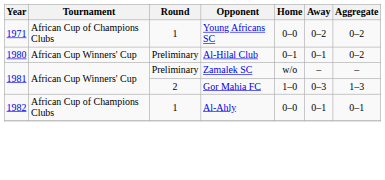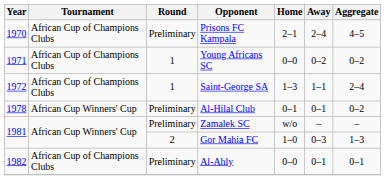+ row: (222, 33)
+ row: (234, 87)
(17, 54) 1980 -> (17, 108) 1978
(175, 107) 1 -> (172, 161) Preliminary
